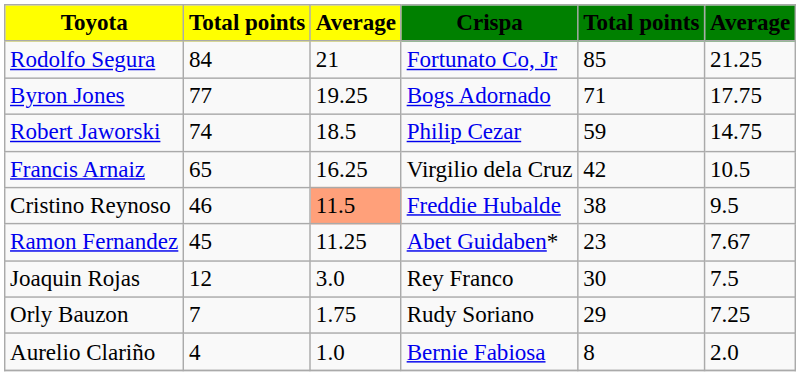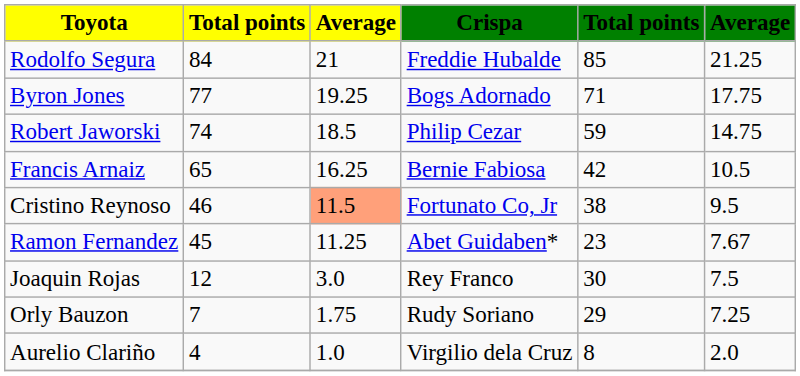(482, 59) Fortunato Co, Jr -> (484, 59) Freddie Hubalde
(490, 168) Virgilio dela Cruz -> (476, 168) Bernie Fabiosa
(484, 205) Freddie Hubalde -> (482, 205) Fortunato Co, Jr
(476, 351) Bernie Fabiosa -> (490, 351) Virgilio dela Cruz
